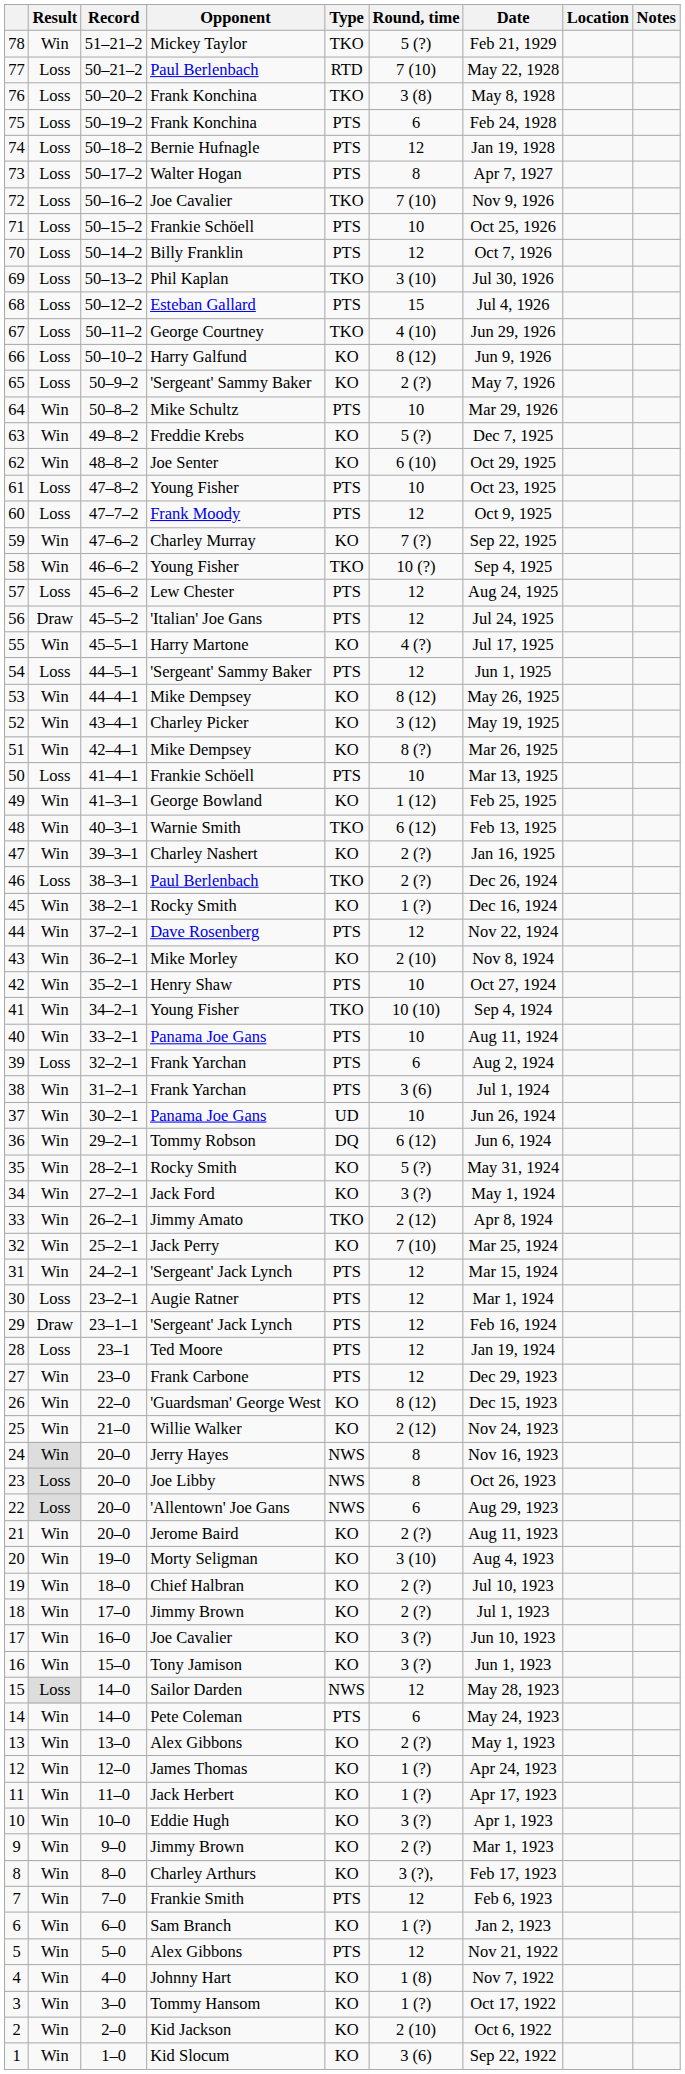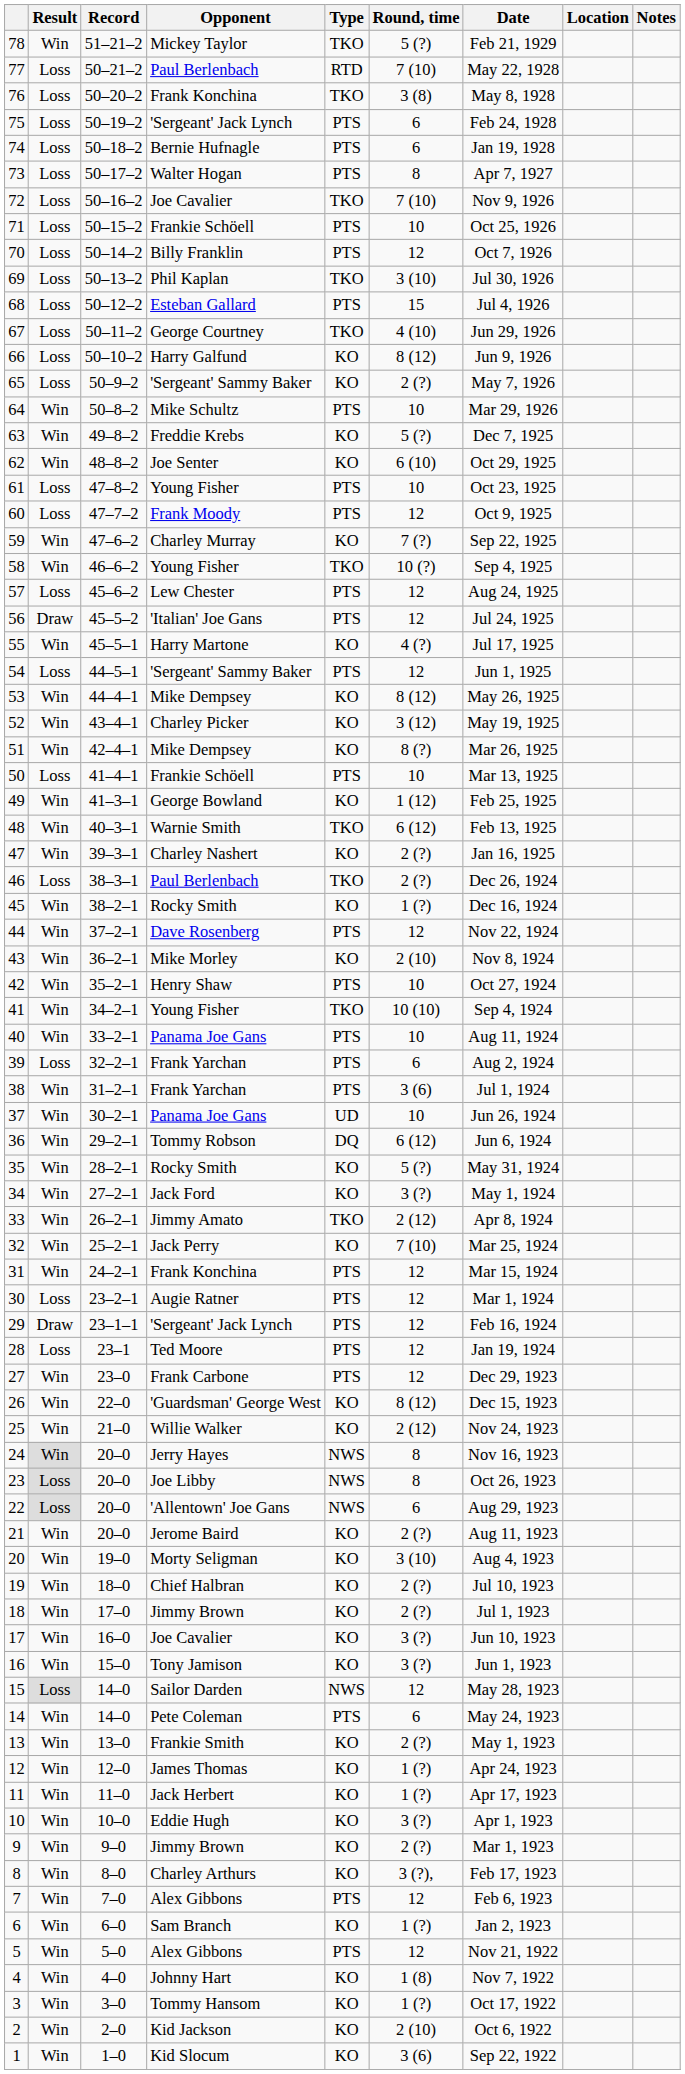(203, 122) Frank Konchina -> (221, 122) 'Sergeant' Jack Lynch
(416, 148) 12 -> (416, 148) 6
(221, 1272) 'Sergeant' Jack Lynch -> (203, 1272) Frank Konchina
(196, 1742) Alex Gibbons -> (197, 1742) Frankie Smith
(197, 1899) Frankie Smith -> (196, 1899) Alex Gibbons
